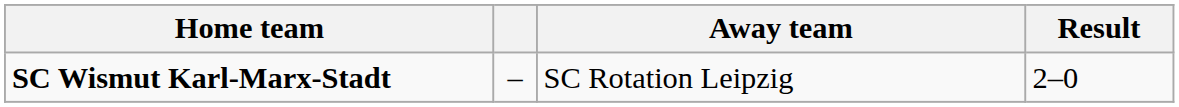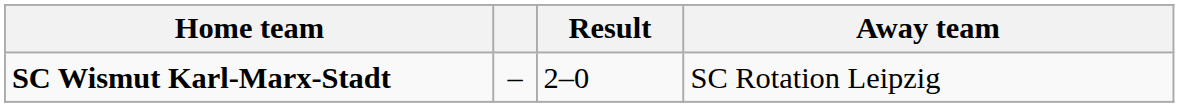columns swapped: (781, 28) <-> (1099, 28)
